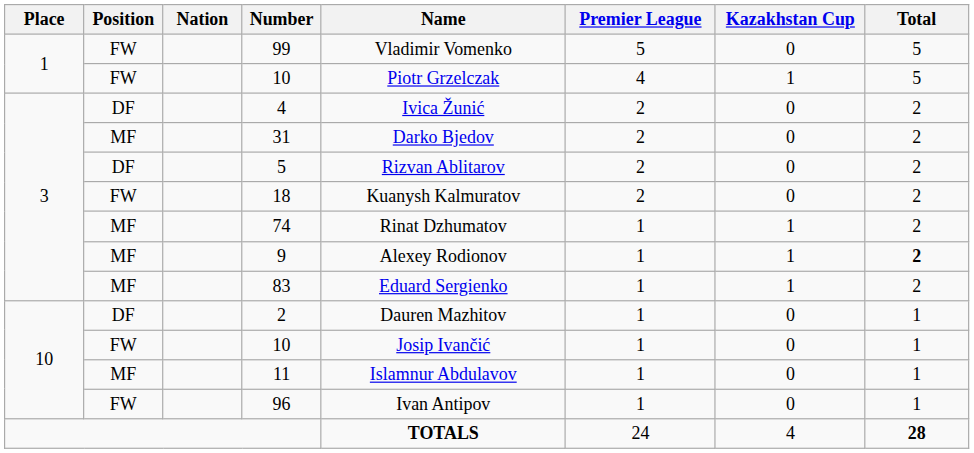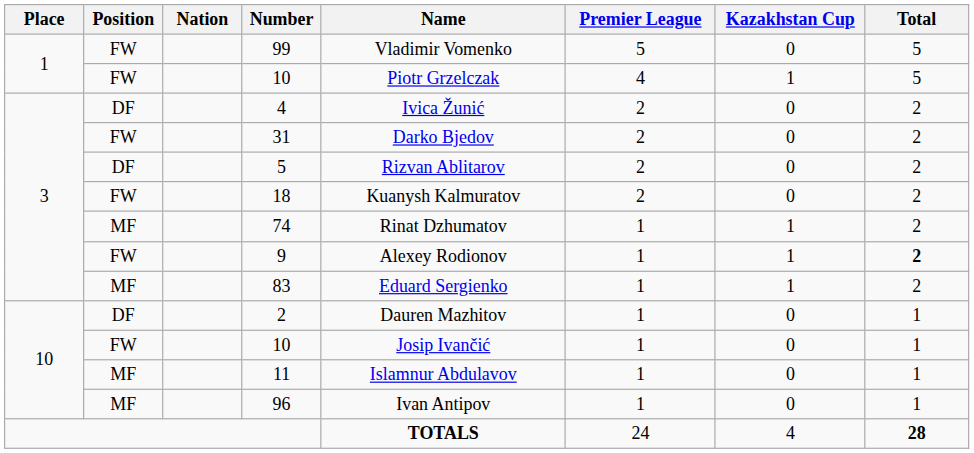(123, 137) MF -> (123, 137) FW
(123, 256) MF -> (123, 256) FW
(123, 403) FW -> (123, 403) MF
